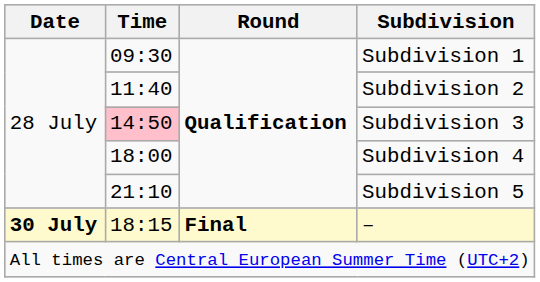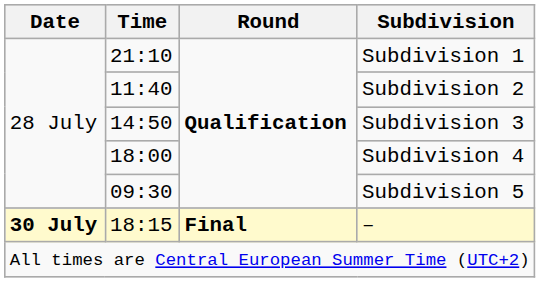(141, 56) 09:30 -> (141, 56) 21:10
(141, 123) pink background -> (141, 123) no background
(141, 191) 21:10 -> (141, 191) 09:30
